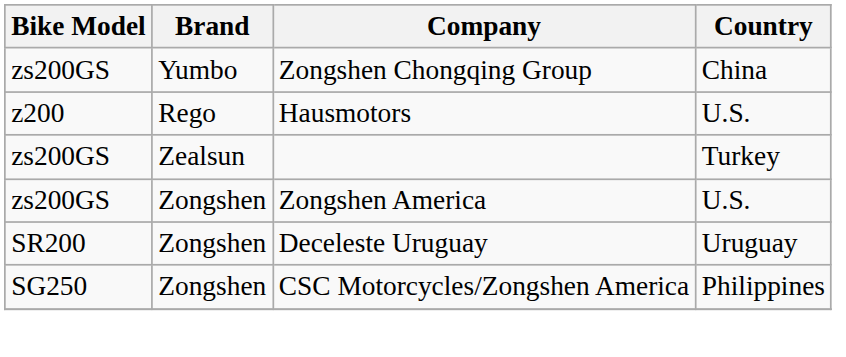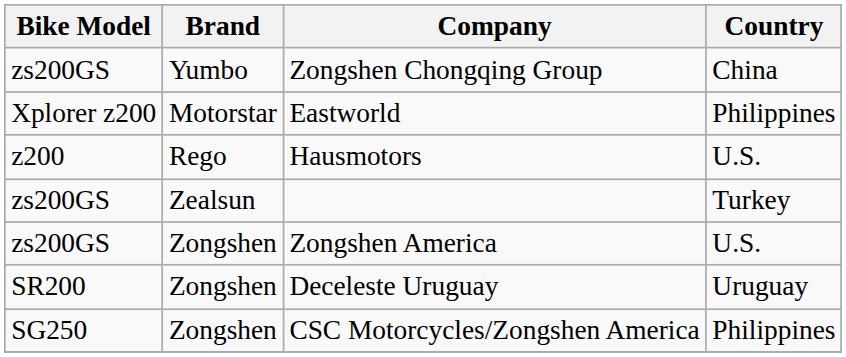+ row: (84, 112)
